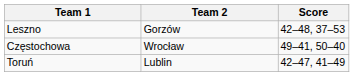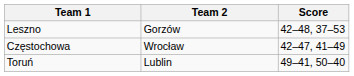(313, 46) 49–41, 50–40 -> (313, 46) 42–47, 41–49
(313, 63) 42–47, 41–49 -> (313, 63) 49–41, 50–40
